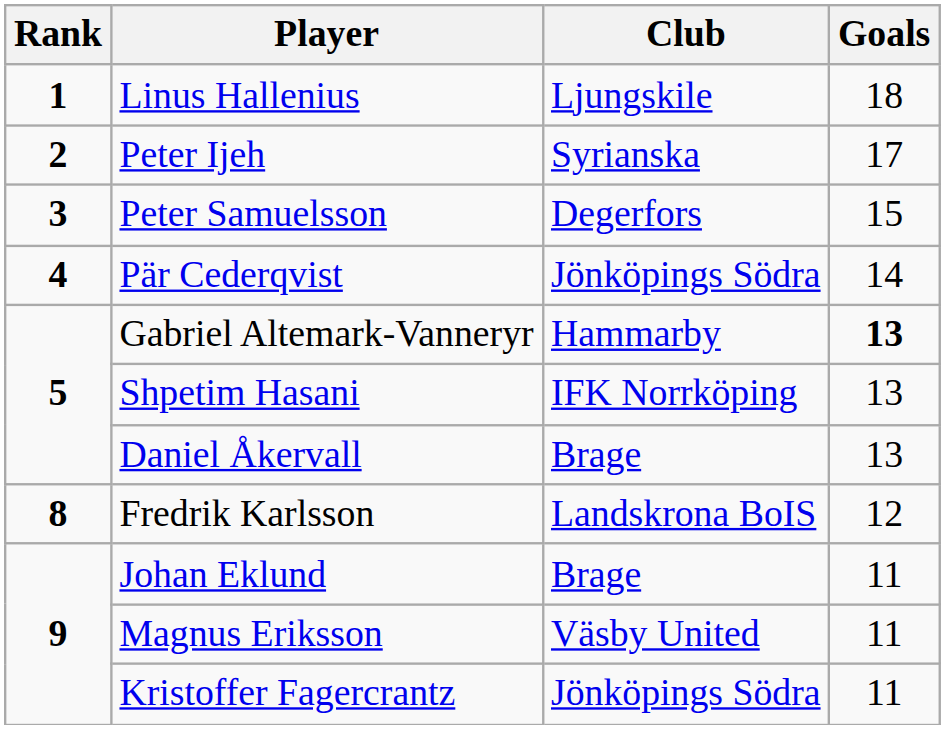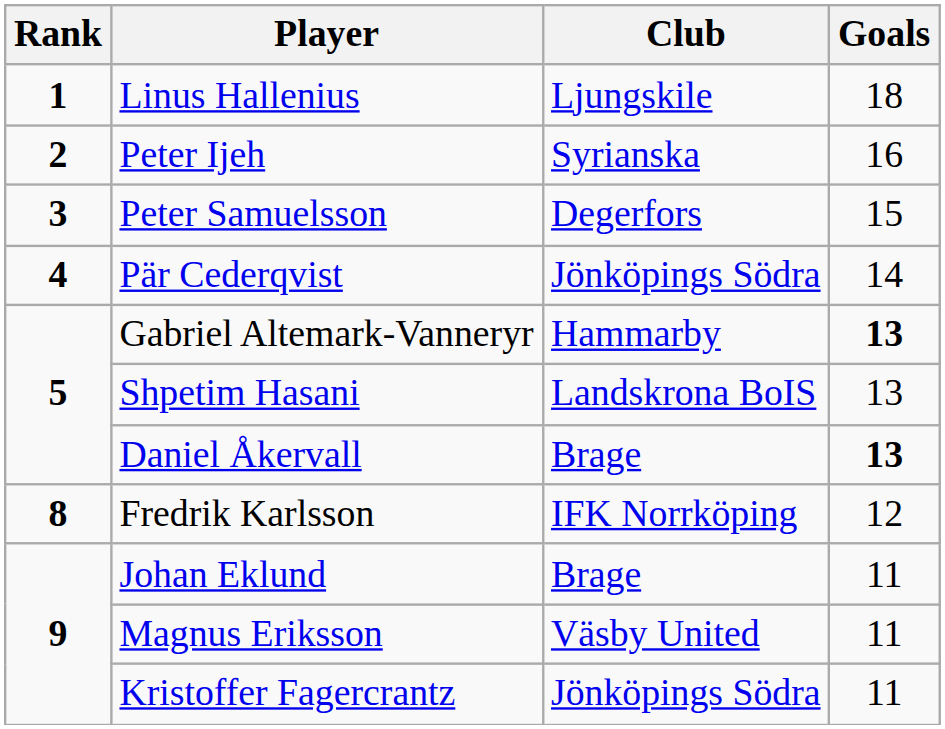(884, 154) 17 -> (884, 154) 16
(674, 393) IFK Norrköping -> (684, 393) Landskrona BoIS
(884, 453) normal -> (884, 453) bold
(684, 513) Landskrona BoIS -> (674, 513) IFK Norrköping
